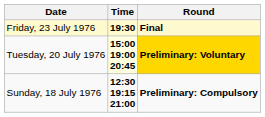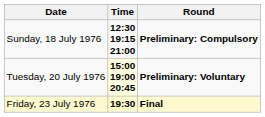rows swapped: (54, 93) <-> (51, 28)
(192, 54) gold background -> (192, 77) no background
